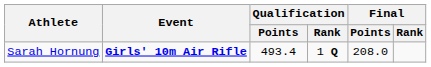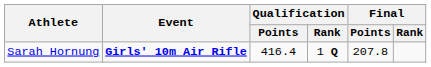(278, 52) 493.4 -> (278, 52) 416.4
(370, 52) 208.0 -> (370, 52) 207.8
